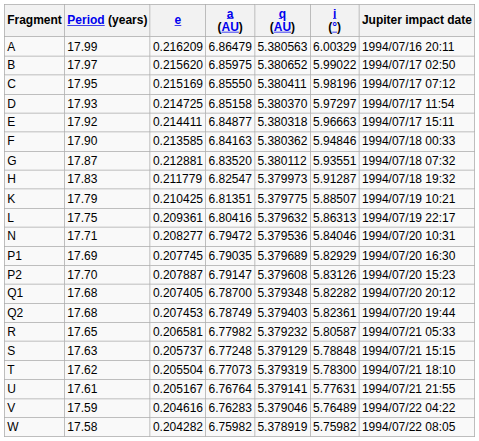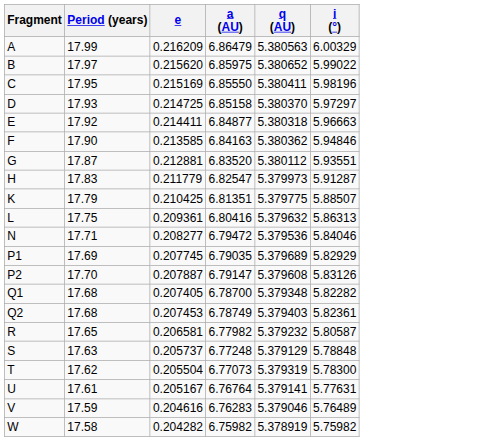- column: (417, 20)
